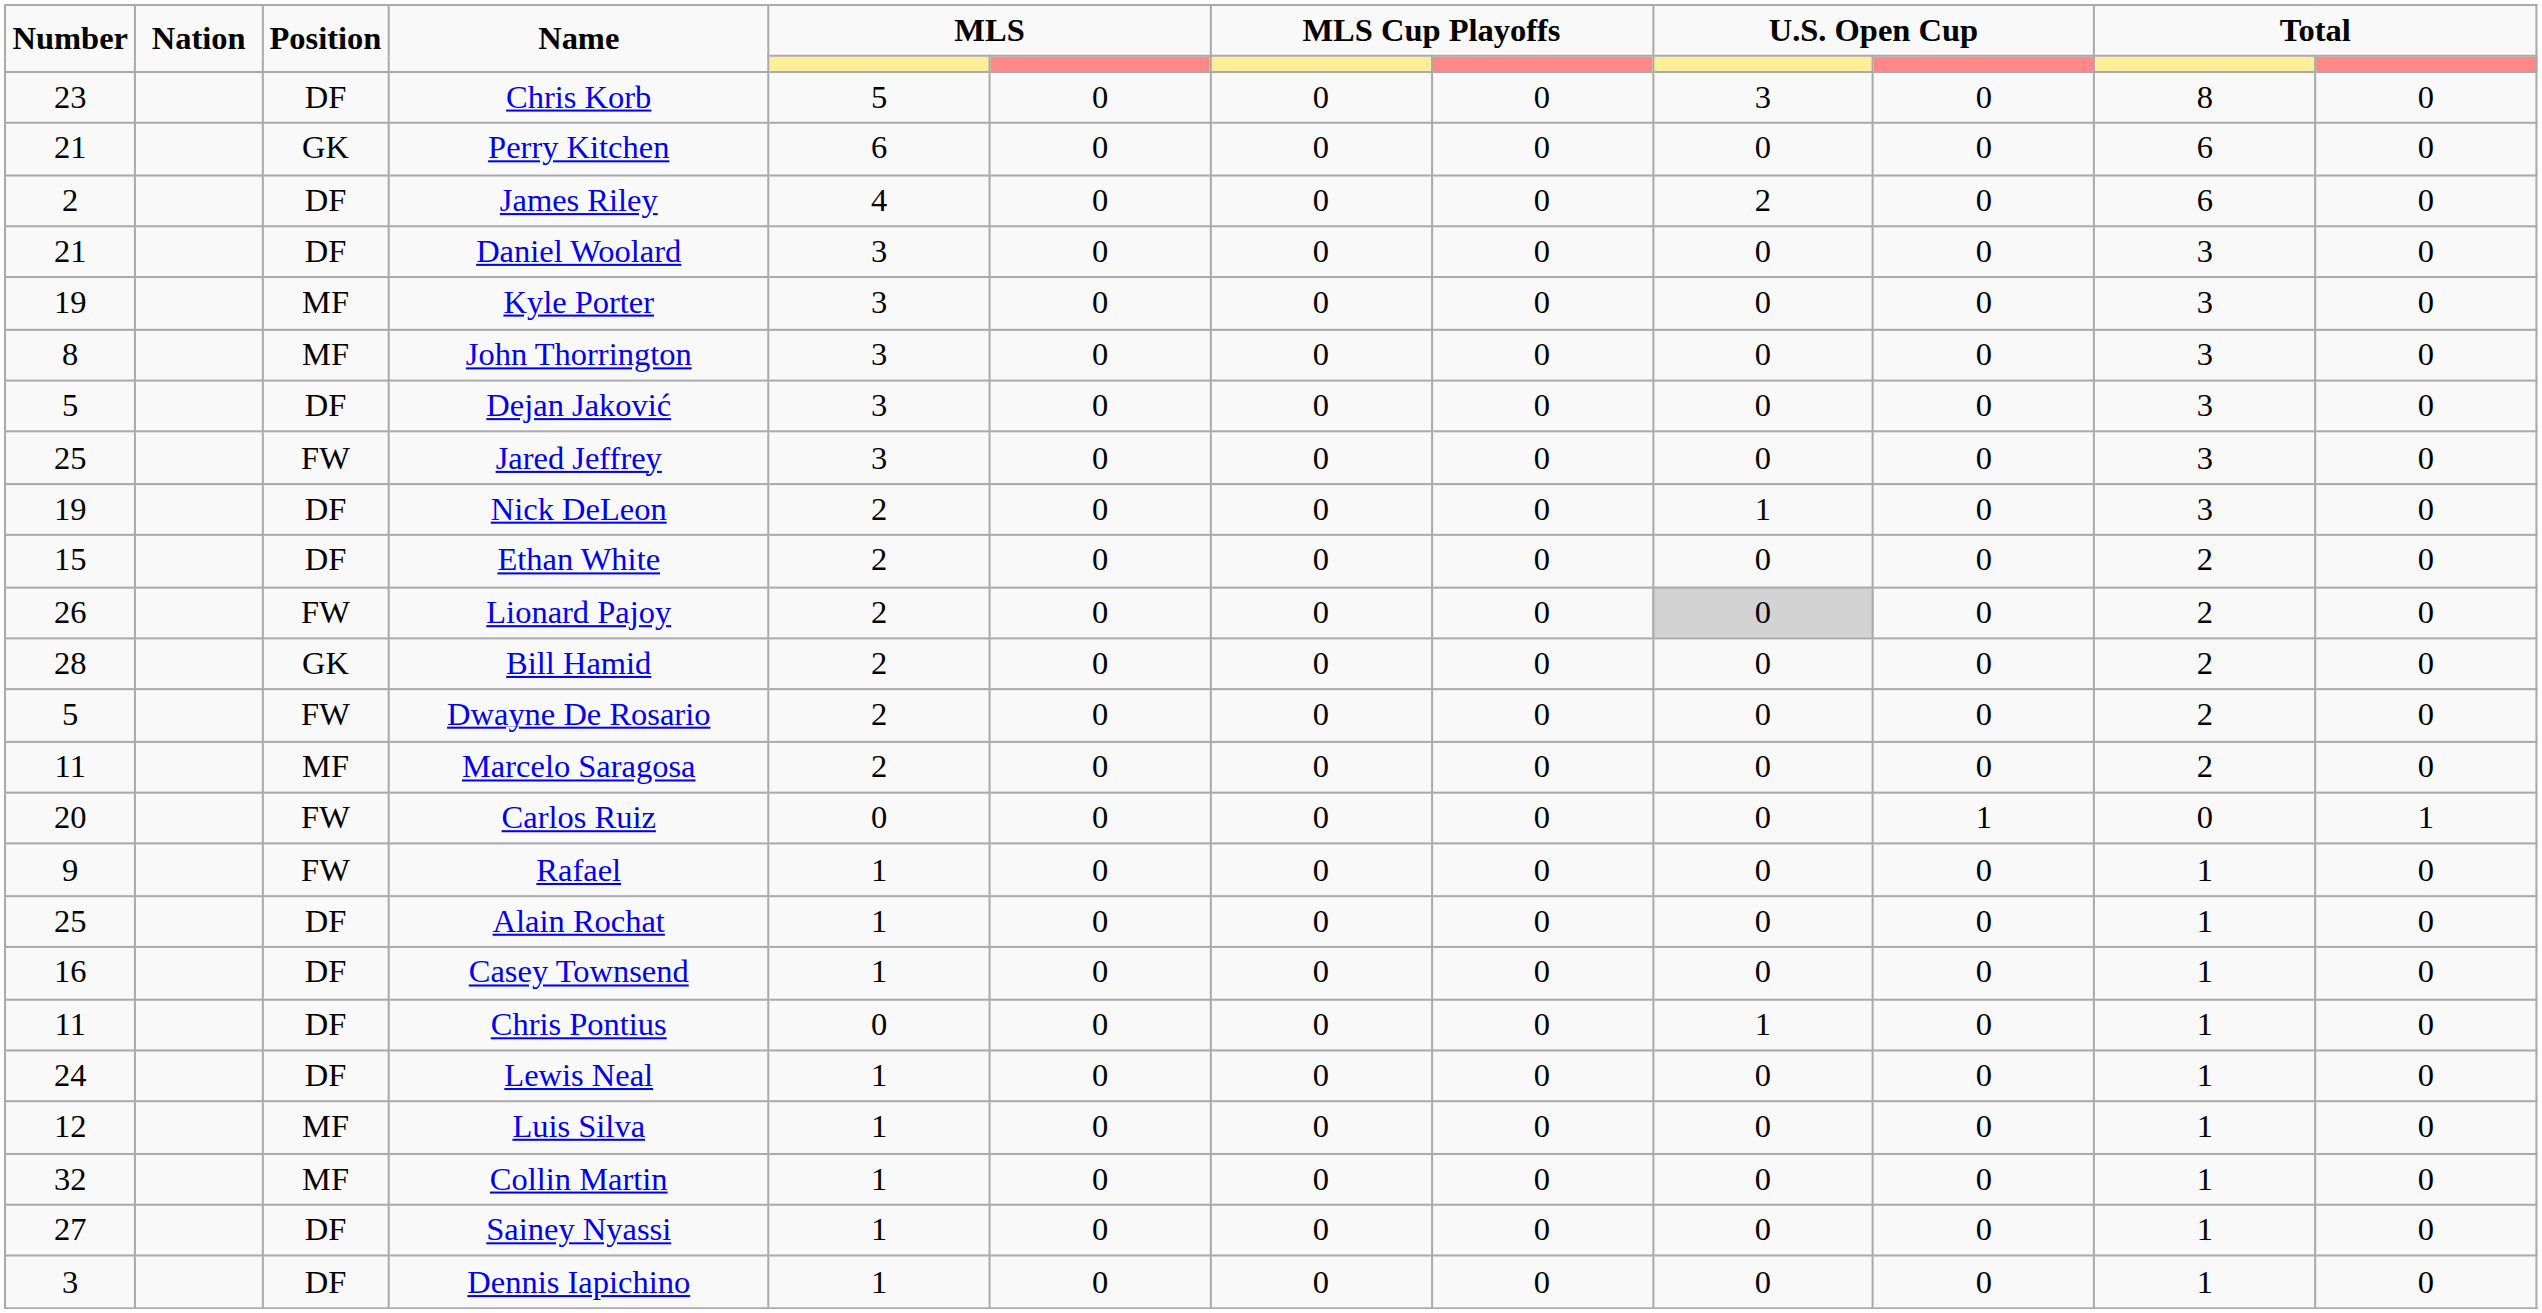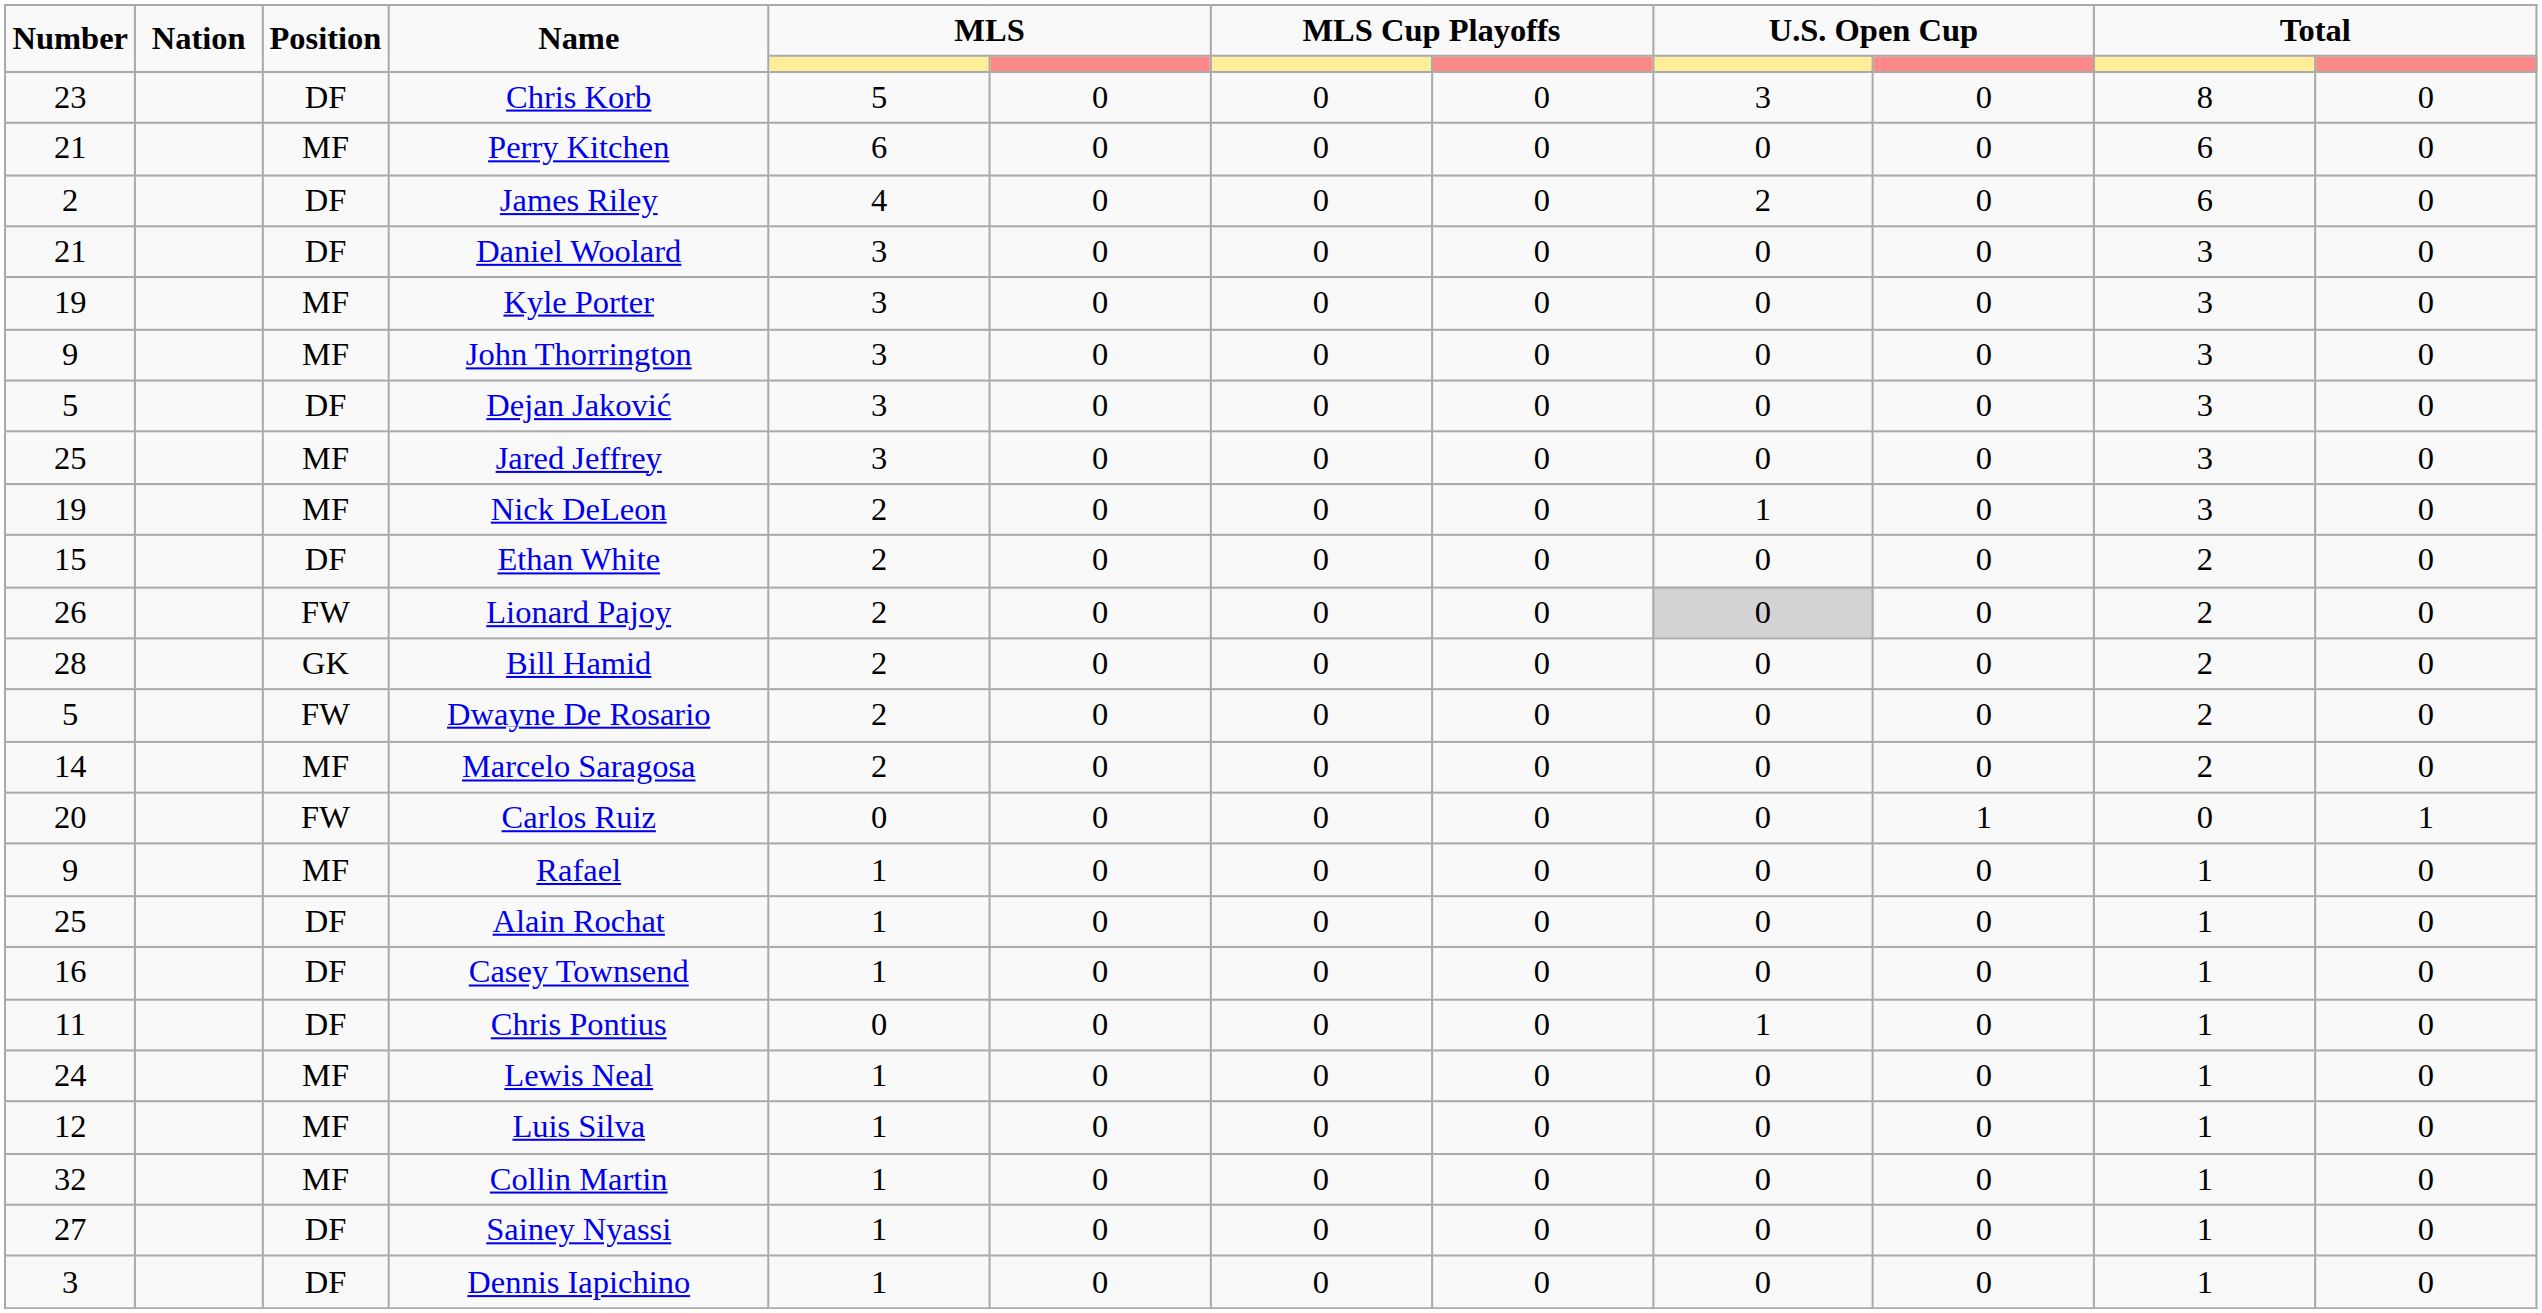(325, 148) GK -> (325, 148) MF
(70, 354) 8 -> (70, 354) 9
(325, 457) FW -> (325, 457) MF
(325, 508) DF -> (325, 508) MF
(70, 766) 11 -> (70, 766) 14
(325, 869) FW -> (325, 869) MF
(325, 1075) DF -> (325, 1075) MF
